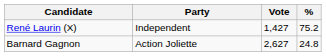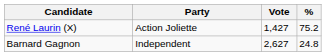(163, 28) Independent -> (166, 28) Action Joliette
(166, 43) Action Joliette -> (163, 43) Independent
